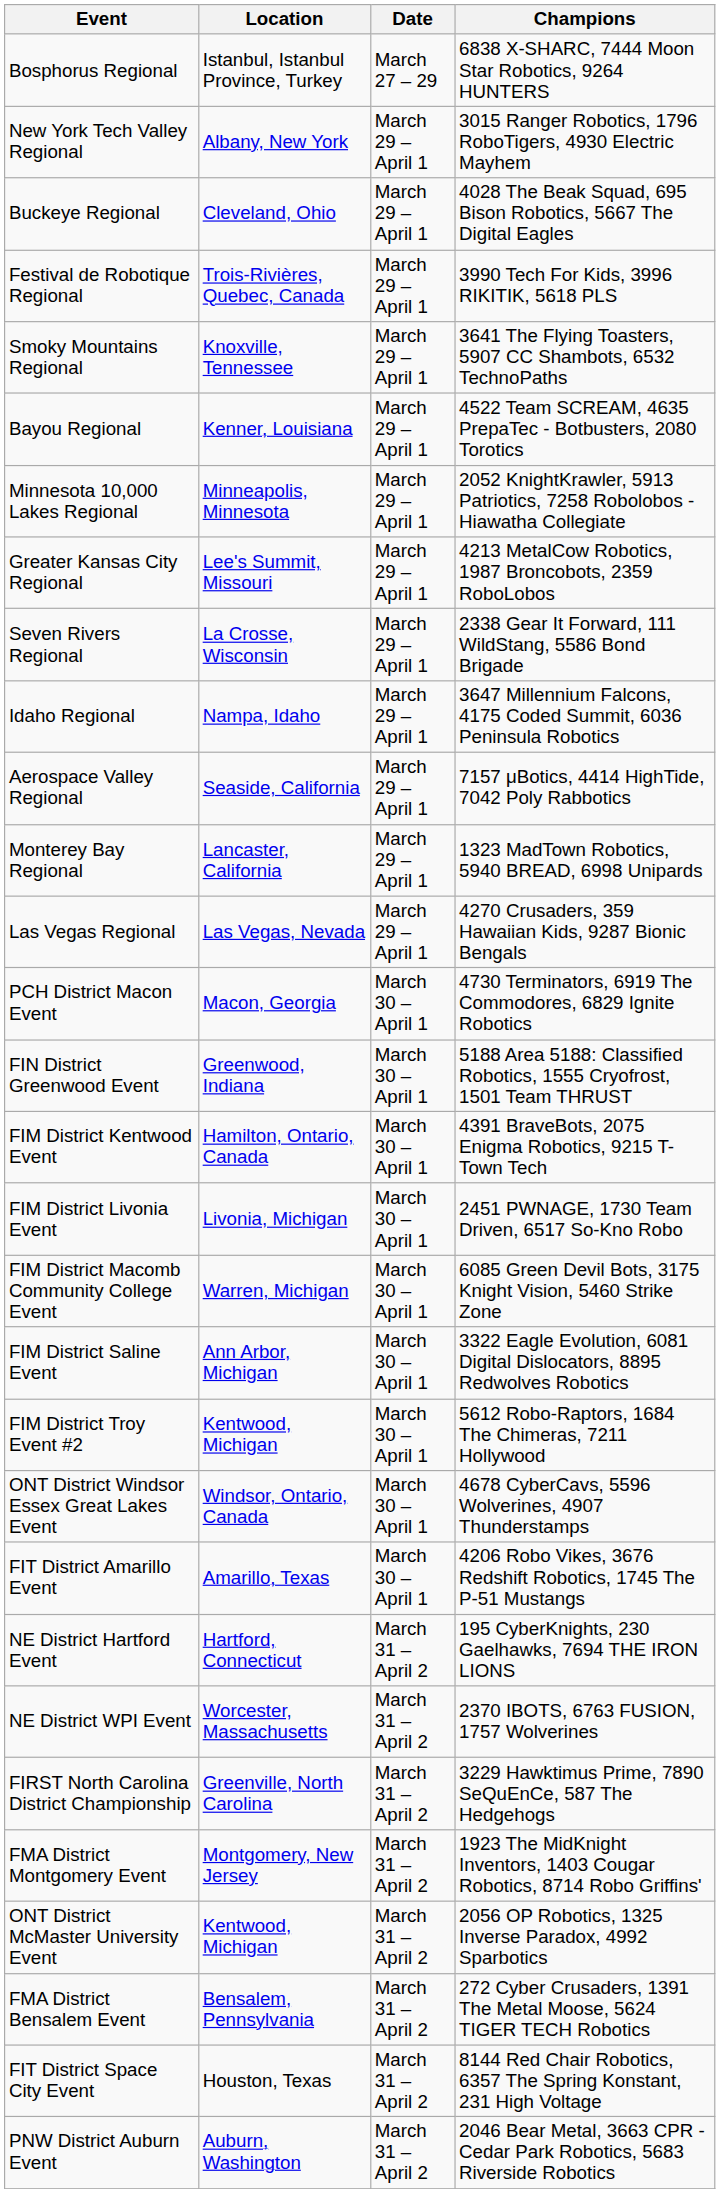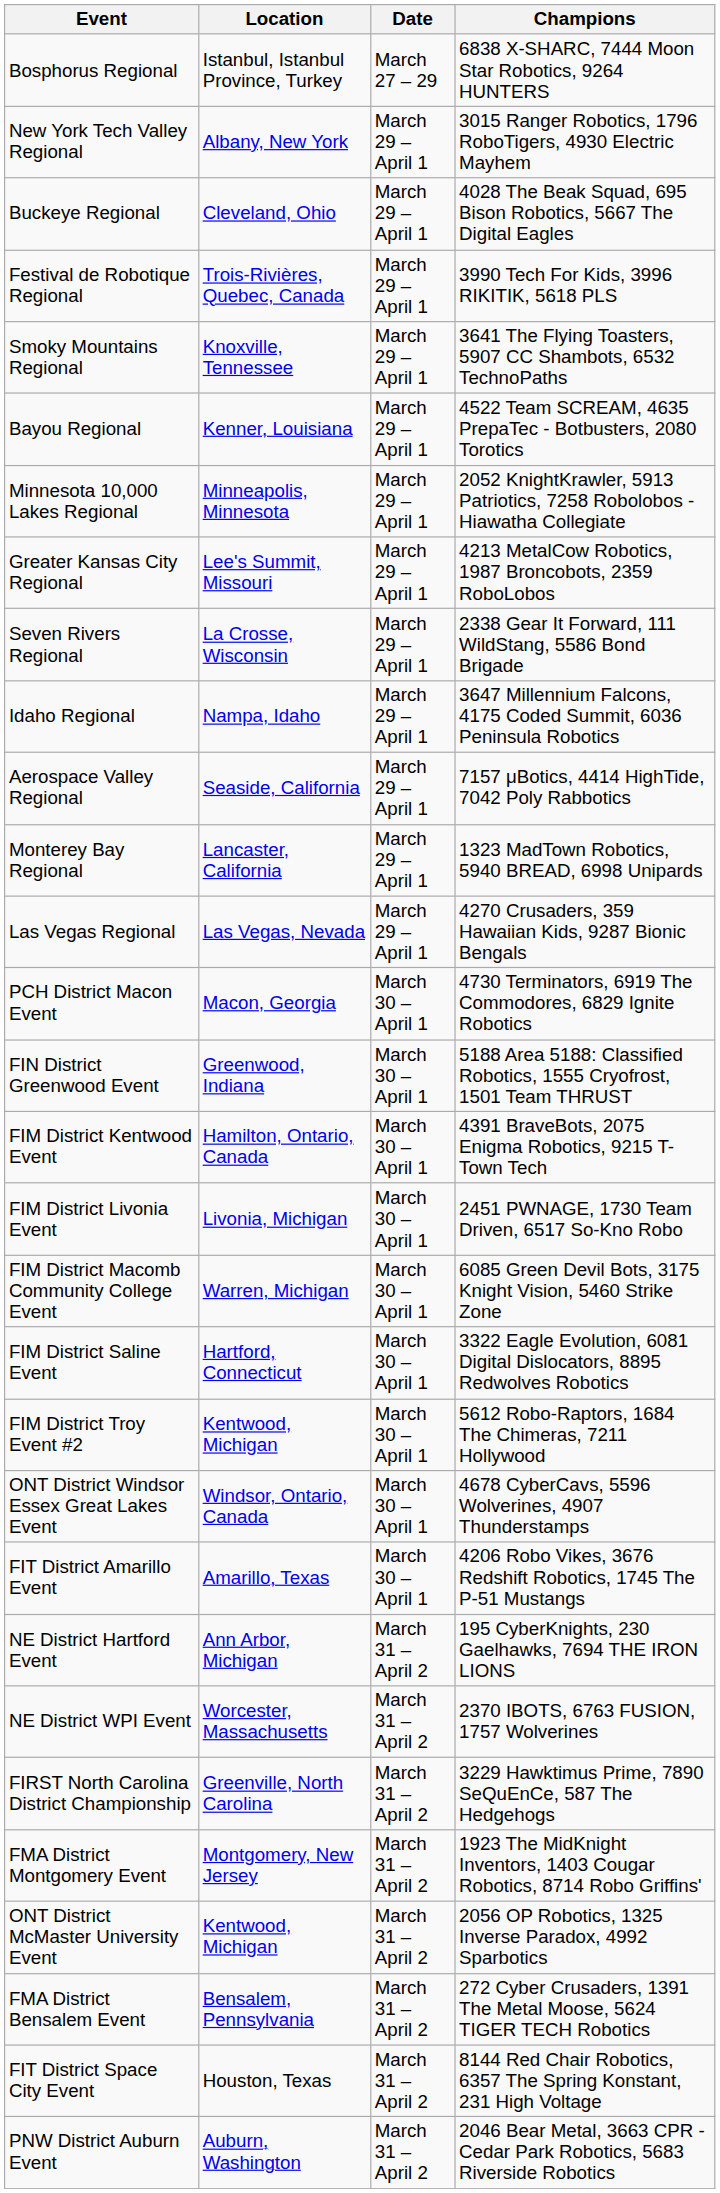(246, 1362) Ann Arbor, Michigan -> (252, 1362) Hartford, Connecticut
(252, 1649) Hartford, Connecticut -> (246, 1649) Ann Arbor, Michigan
